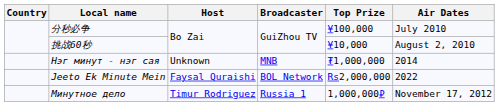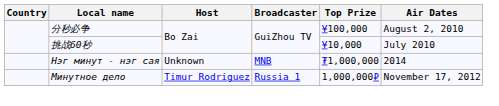(421, 28) July 2010 -> (423, 28) August 2, 2010
(435, 44) August 2, 2010 -> (409, 44) July 2010
- row: (108, 77)
